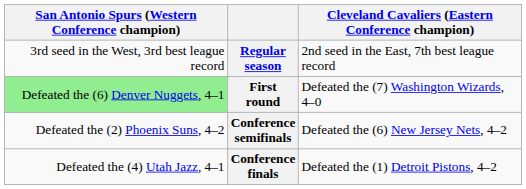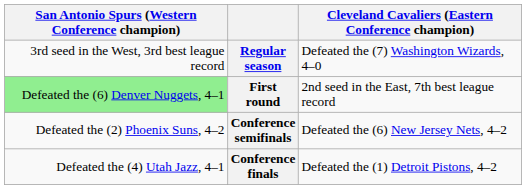(398, 58) 2nd seed in the East, 7th best league record -> (403, 58) Defeated the (7) Washington Wizards, 4–0
(403, 94) Defeated the (7) Washington Wizards, 4–0 -> (398, 94) 2nd seed in the East, 7th best league record
